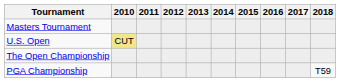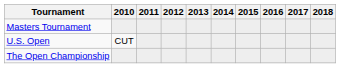(124, 41) khaki background -> (124, 41) no background
- row: (47, 71)
